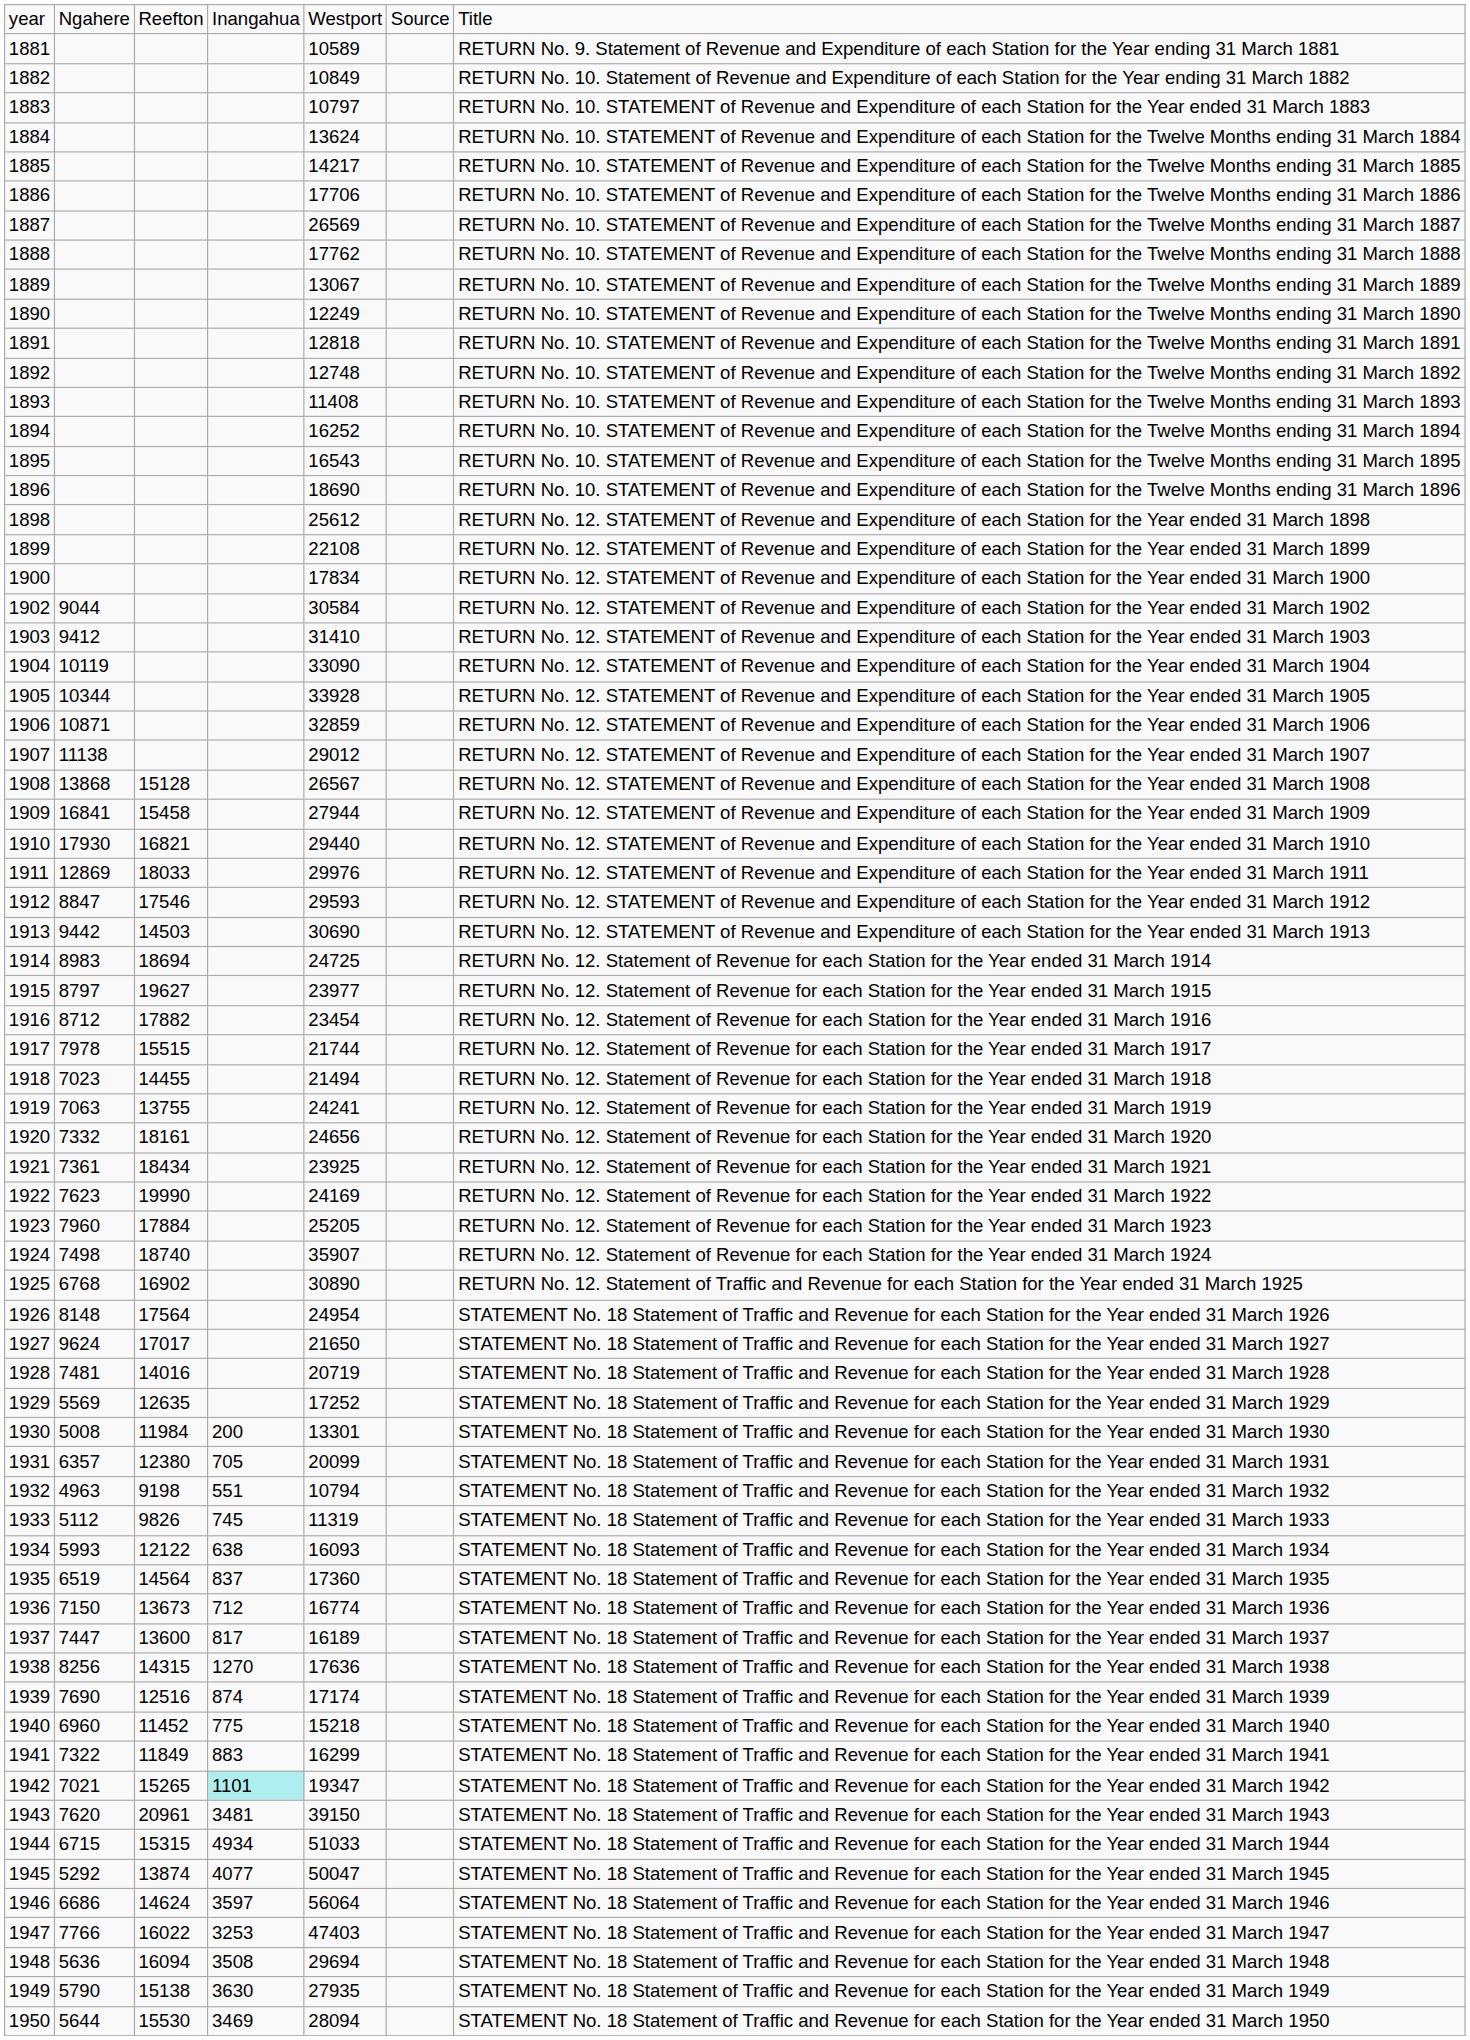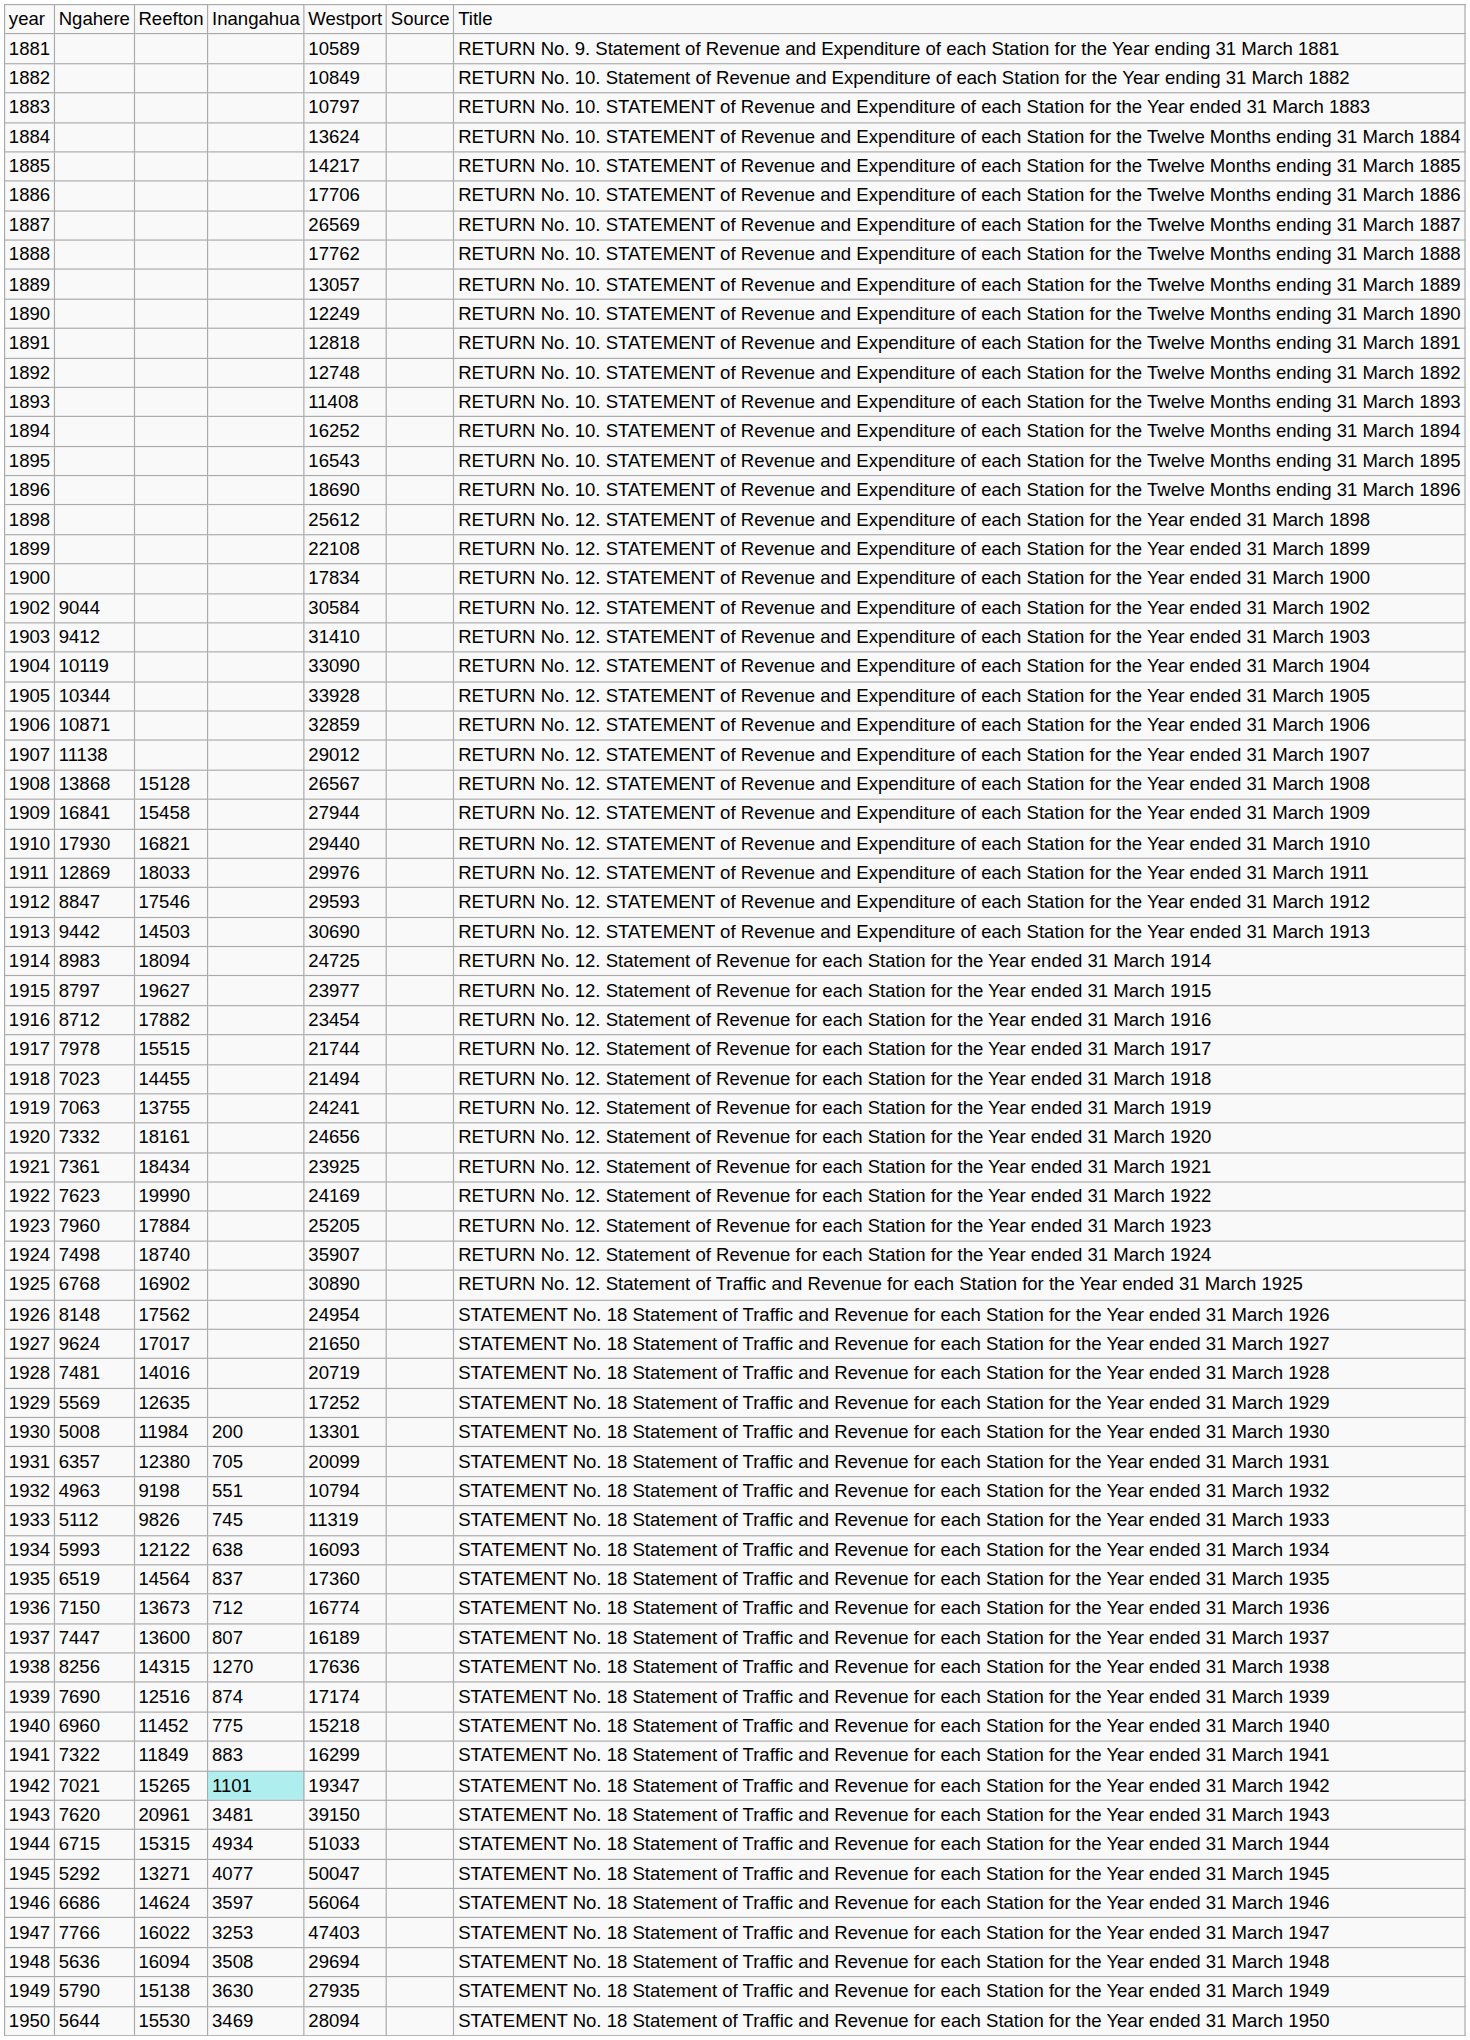(334, 284) 13067 -> (334, 284) 13057
(164, 961) 18694 -> (164, 961) 18094
(164, 1314) 17564 -> (164, 1314) 17562
(228, 1638) 817 -> (228, 1638) 807
(164, 1873) 13874 -> (164, 1873) 13271
